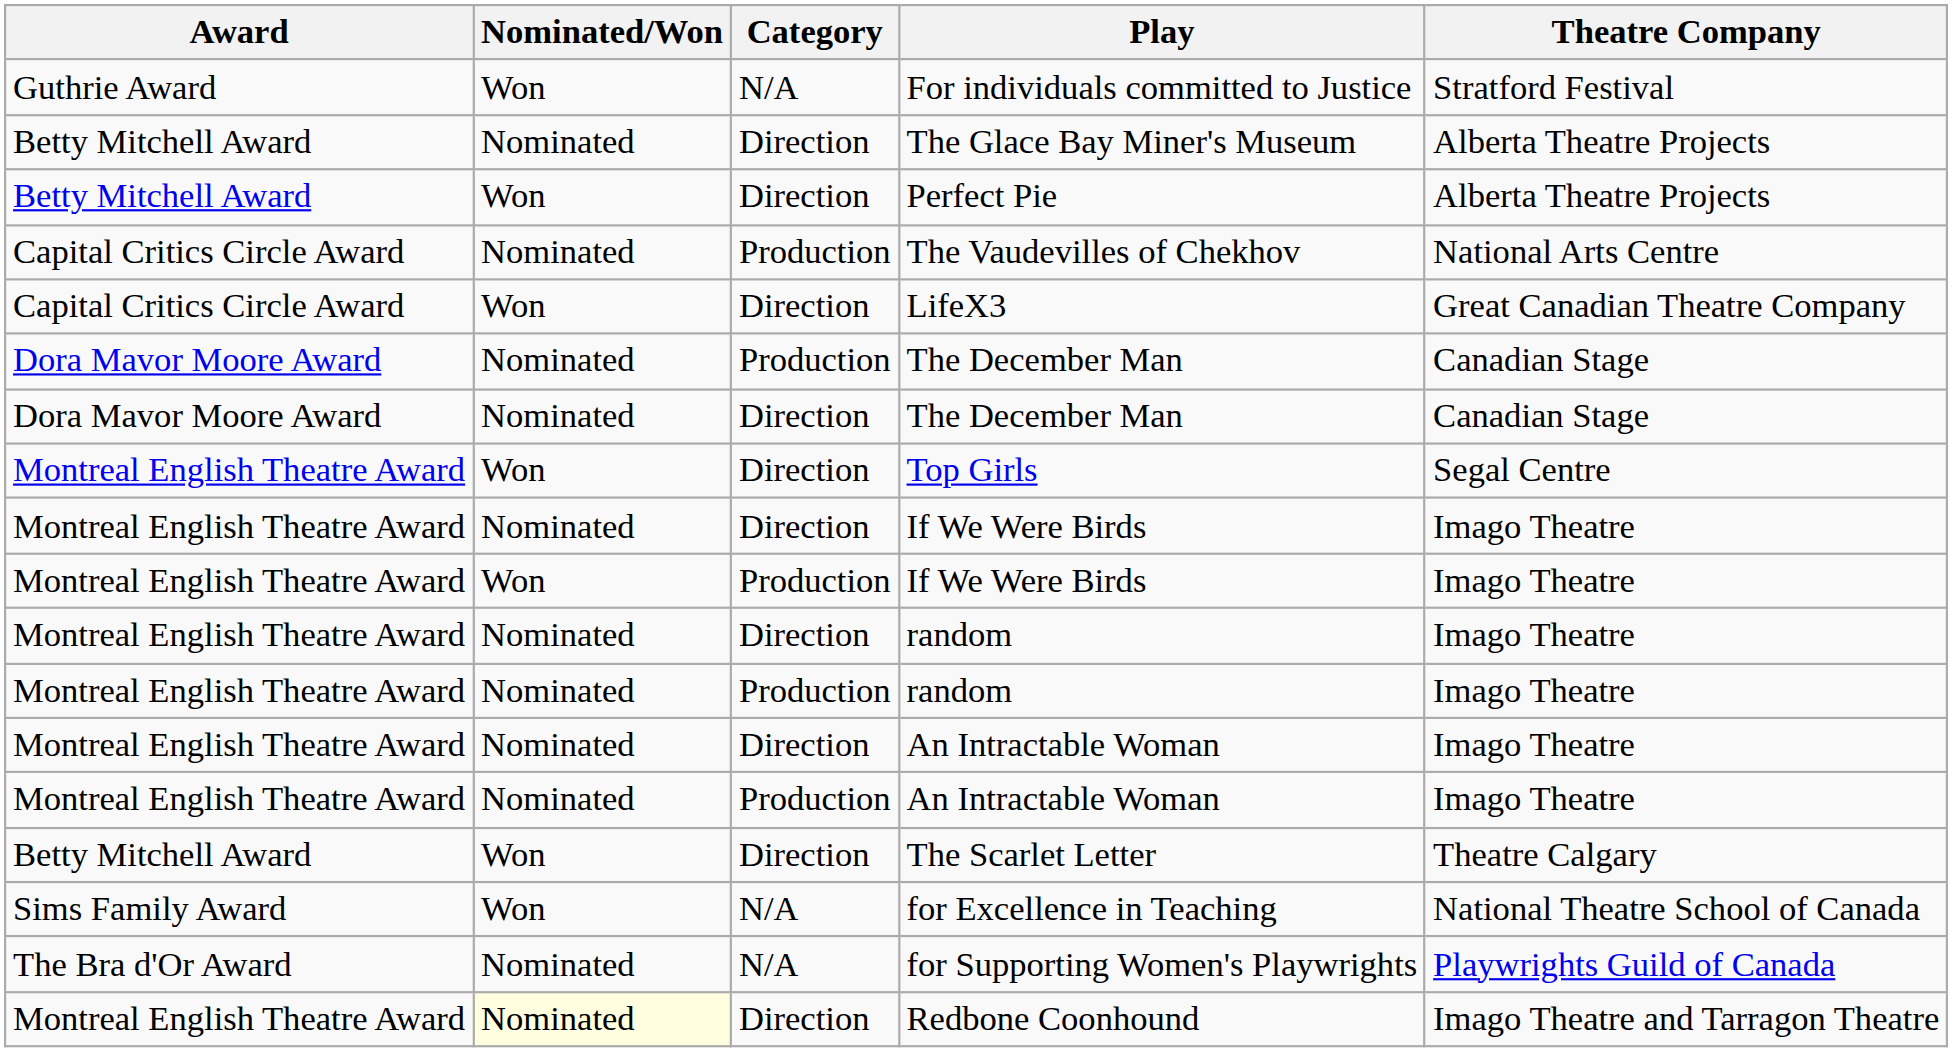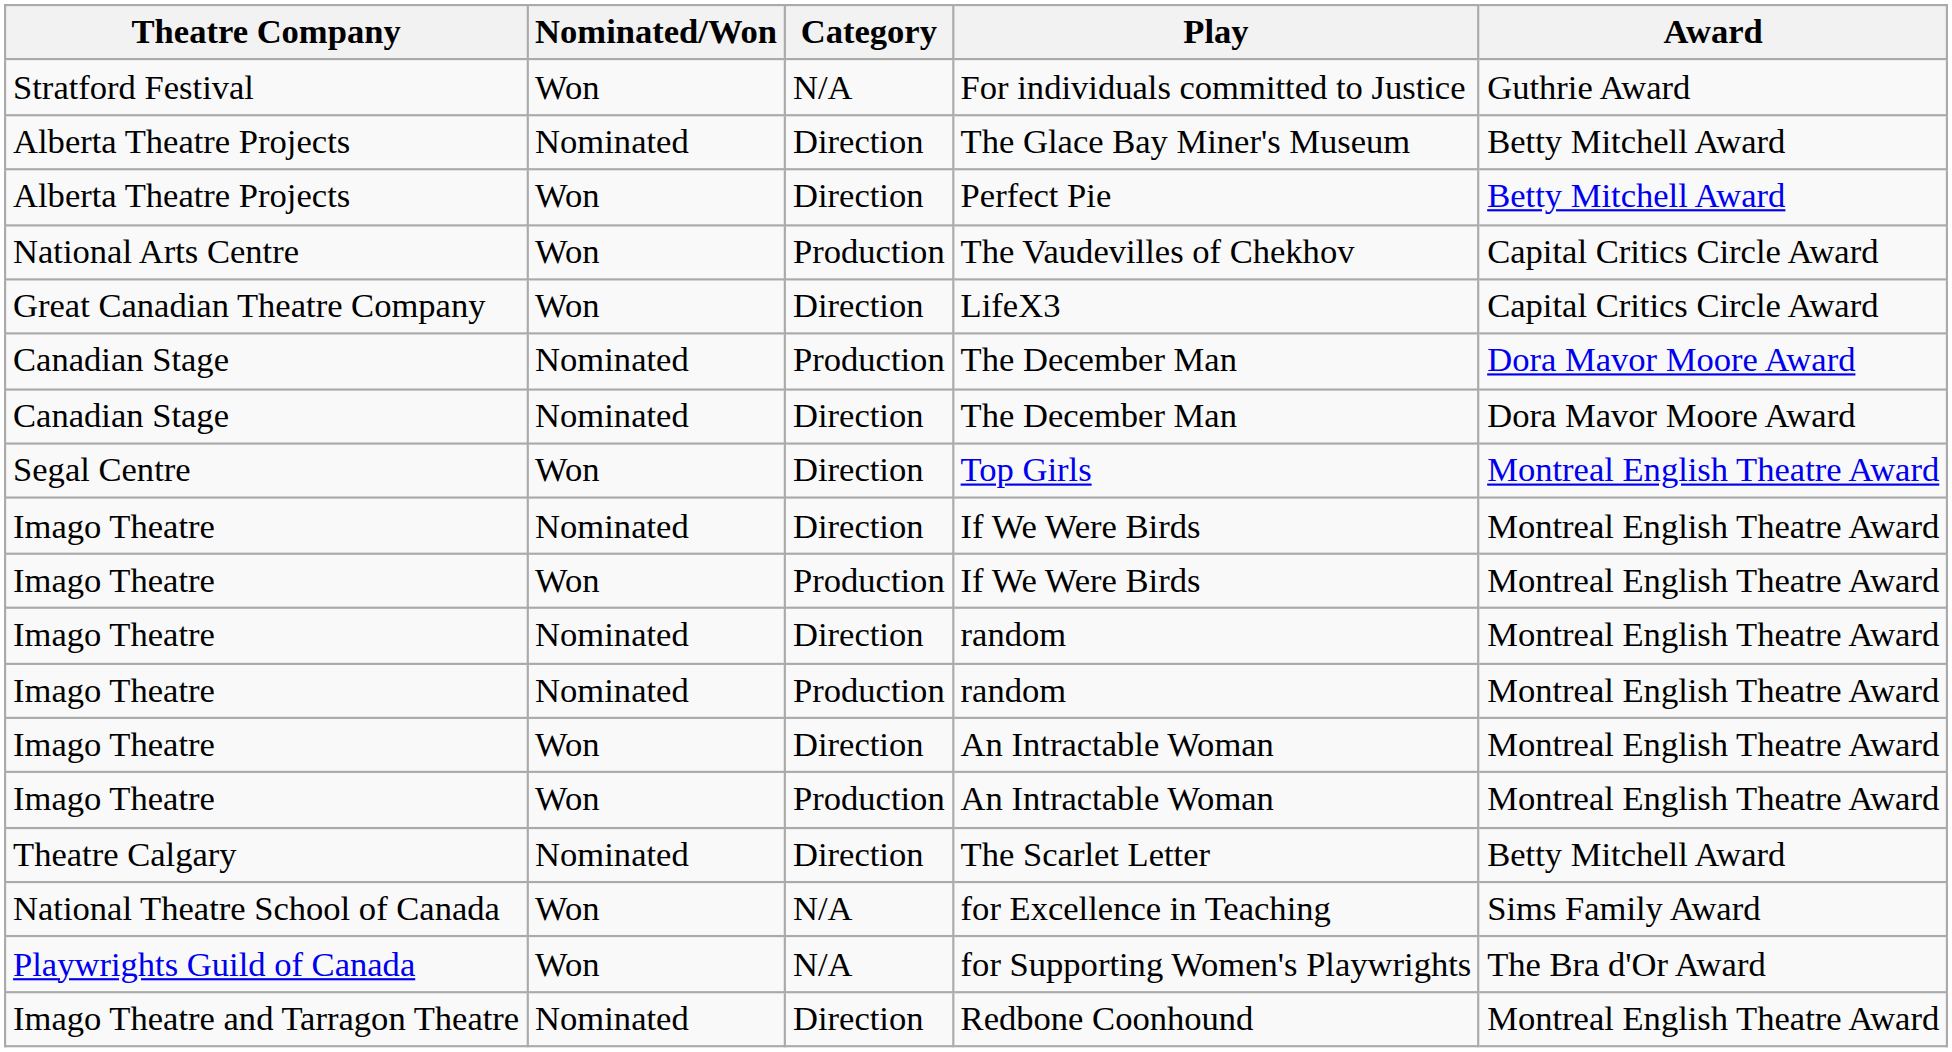columns swapped: (239, 31) <-> (1686, 31)
(558, 251) Nominated -> (567, 251) Won
(558, 744) Nominated -> (567, 744) Won
(558, 799) Nominated -> (567, 799) Won
(513, 854) Won -> (612, 854) Nominated
(558, 963) Nominated -> (567, 963) Won
(558, 1018) lightyellow background -> (612, 1018) no background
